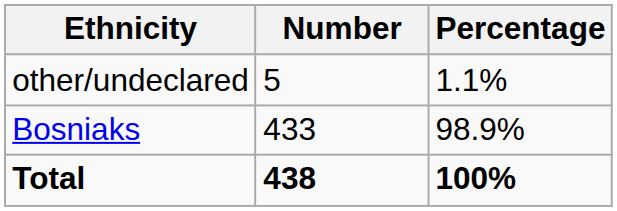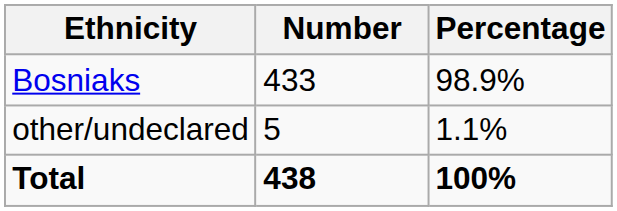rows swapped: (76, 129) <-> (131, 79)
